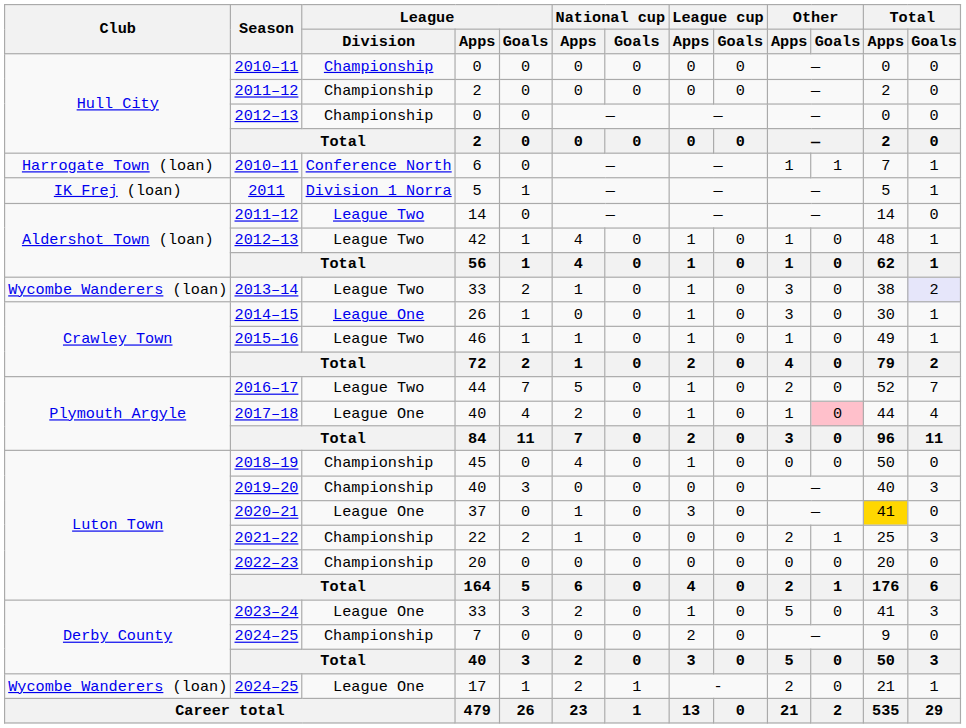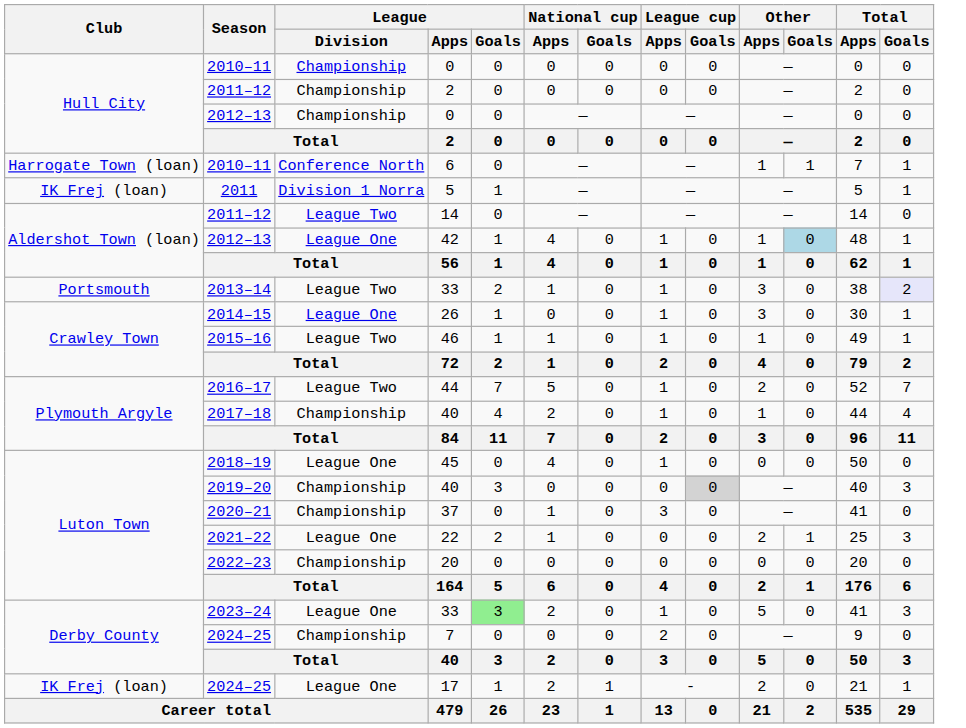(379, 240) League Two -> (351, 240) League One
(837, 240) no background -> (810, 240) lightblue background
(118, 290) Wycombe Wanderers (loan) -> (104, 290) Portsmouth
(379, 414) League One -> (351, 414) Championship
(837, 414) pink background -> (810, 414) no background
(379, 463) Championship -> (351, 463) League One
(740, 488) no background -> (713, 488) lightgrey background
(379, 513) League One -> (351, 513) Championship
(886, 513) gold background -> (858, 513) no background
(379, 538) Championship -> (351, 538) League One
(526, 612) no background -> (498, 612) lightgreen background
(118, 686) Wycombe Wanderers (loan) -> (104, 686) IK Frej (loan)
